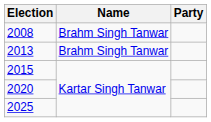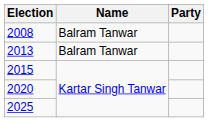(113, 32) Brahm Singh Tanwar -> (98, 32) Balram Tanwar
(113, 51) Brahm Singh Tanwar -> (98, 51) Balram Tanwar
